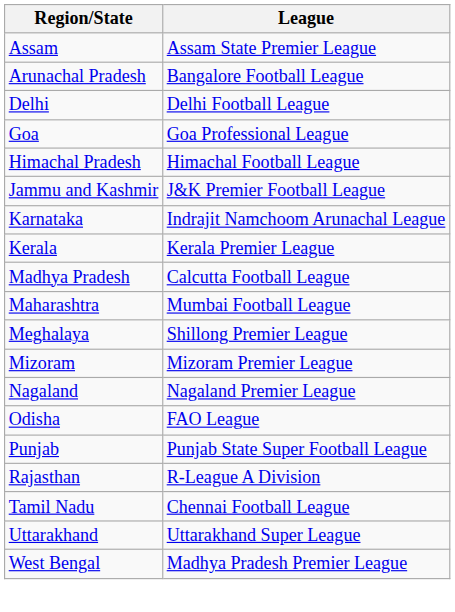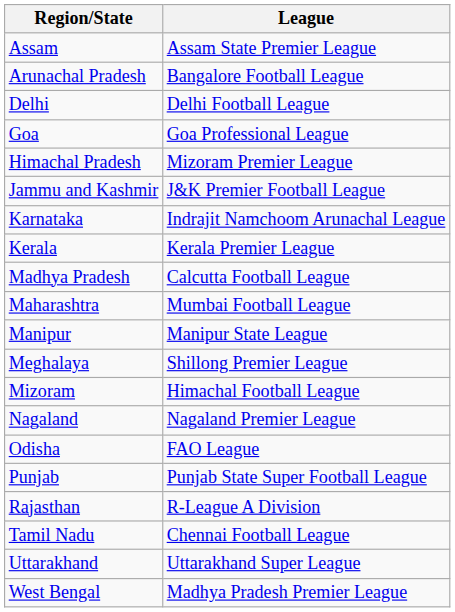(263, 162) Himachal Football League -> (260, 162) Mizoram Premier League
+ row: (40, 334)
(260, 362) Mizoram Premier League -> (263, 391) Himachal Football League
